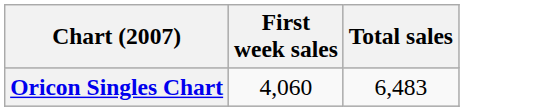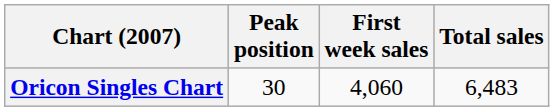+ column: (274, 36)
